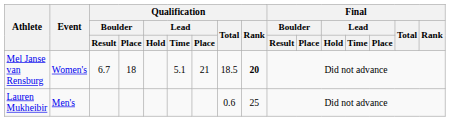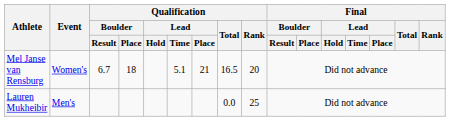(229, 70) 18.5 -> (229, 70) 16.5
(254, 70) bold -> (254, 70) normal
(229, 103) 0.6 -> (229, 103) 0.0
